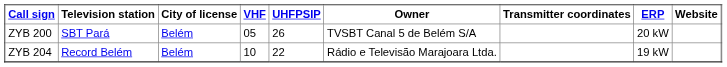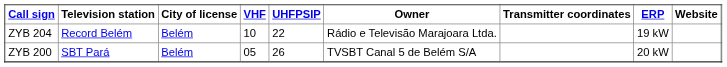rows swapped: (30, 33) <-> (30, 52)
